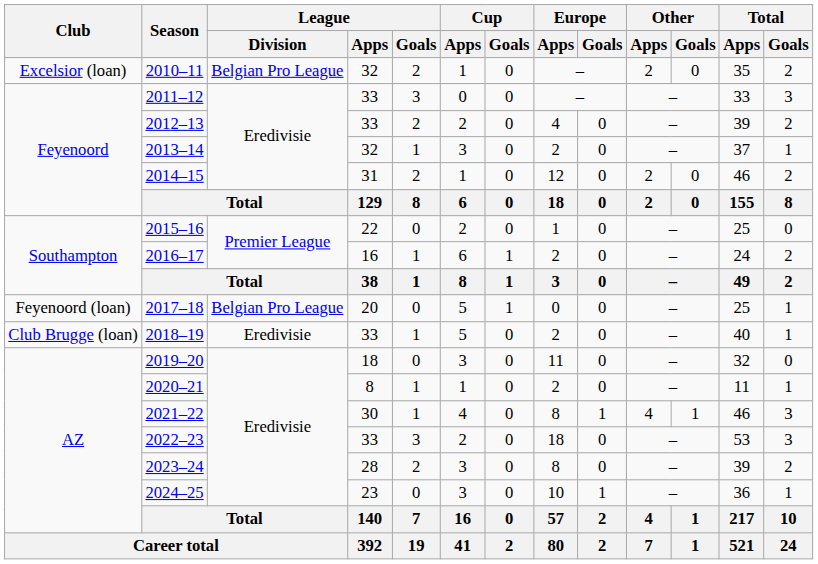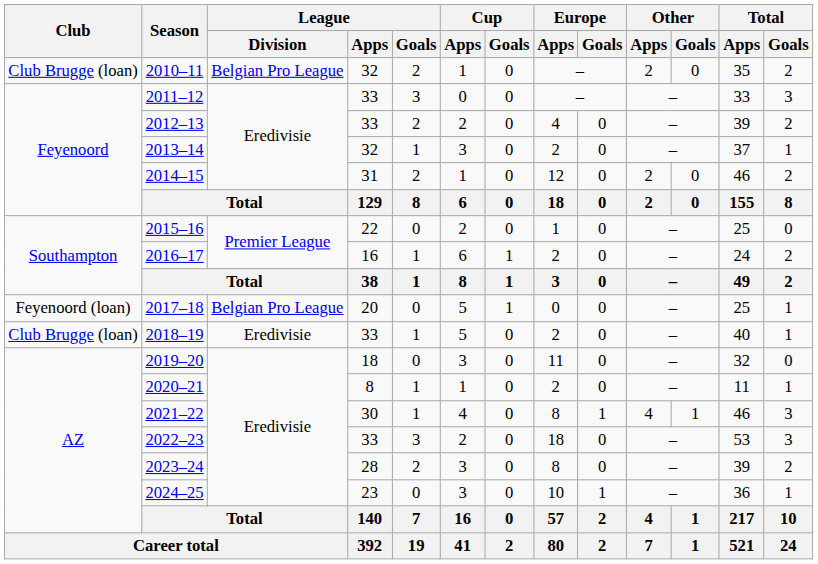(73, 70) Excelsior (loan) -> (73, 70) Club Brugge (loan)
